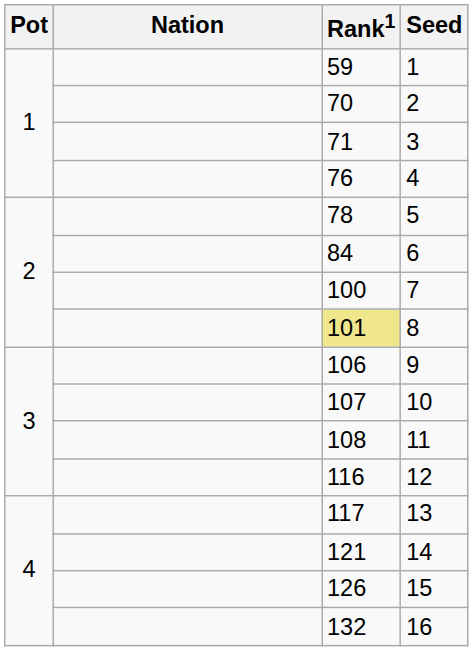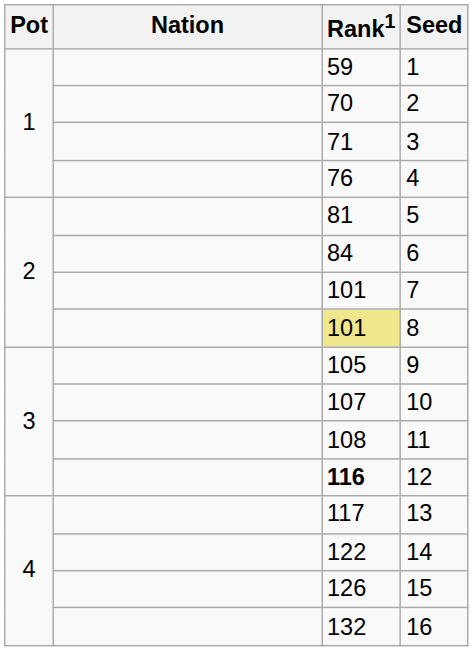(340, 216) 78 -> (340, 216) 81
(347, 290) 100 -> (347, 290) 101
(347, 365) 106 -> (347, 365) 105
(346, 477) normal -> (346, 477) bold
(347, 551) 121 -> (347, 551) 122
